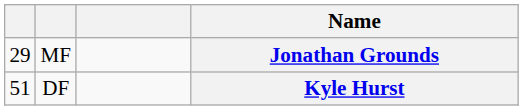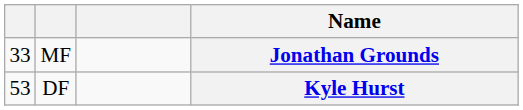(20, 54) 29 -> (20, 54) 33
(20, 88) 51 -> (20, 88) 53
